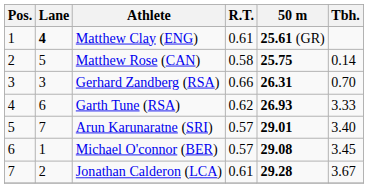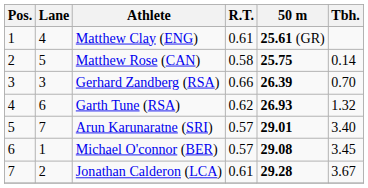(42, 37) bold -> (42, 37) normal
(276, 82) 26.31 -> (276, 82) 26.39
(344, 104) 3.33 -> (344, 104) 1.32
